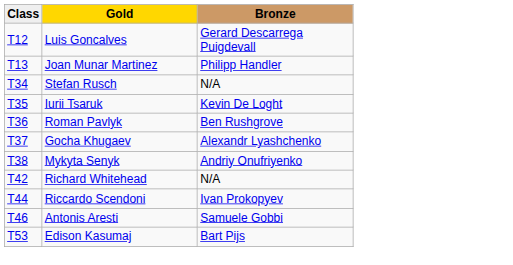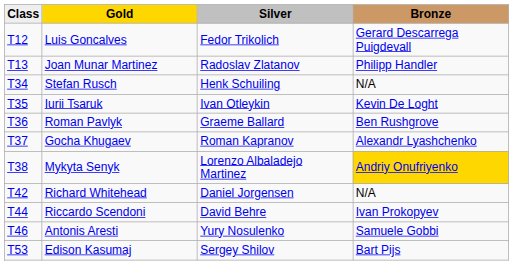+ column: (275, 14)
(251, 160) no background -> (407, 167) gold background
